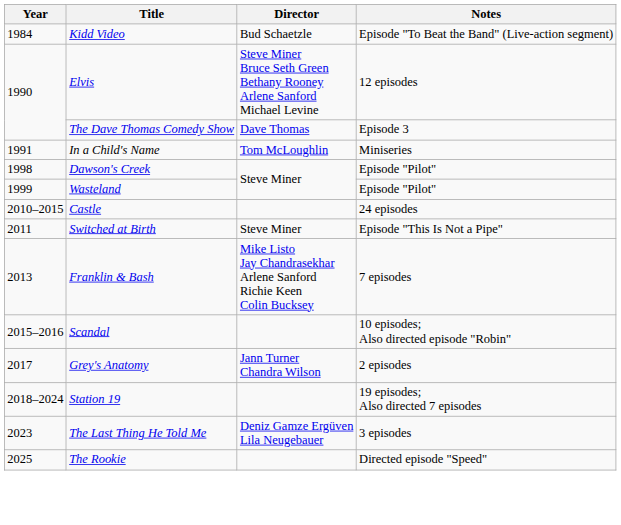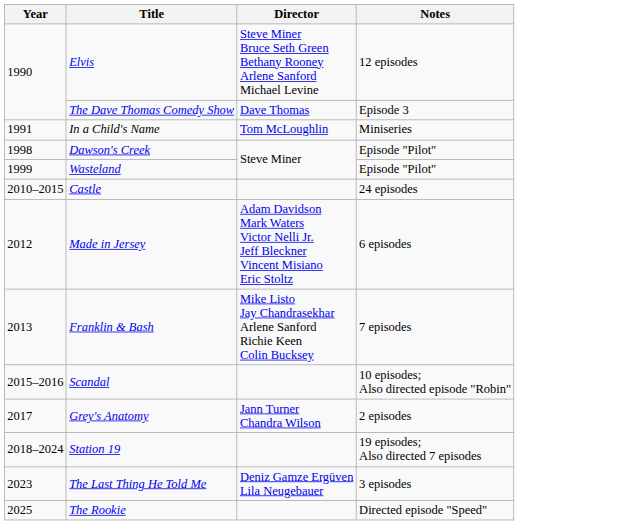- row: (97, 34)
- row: (113, 228)
+ row: (107, 244)
